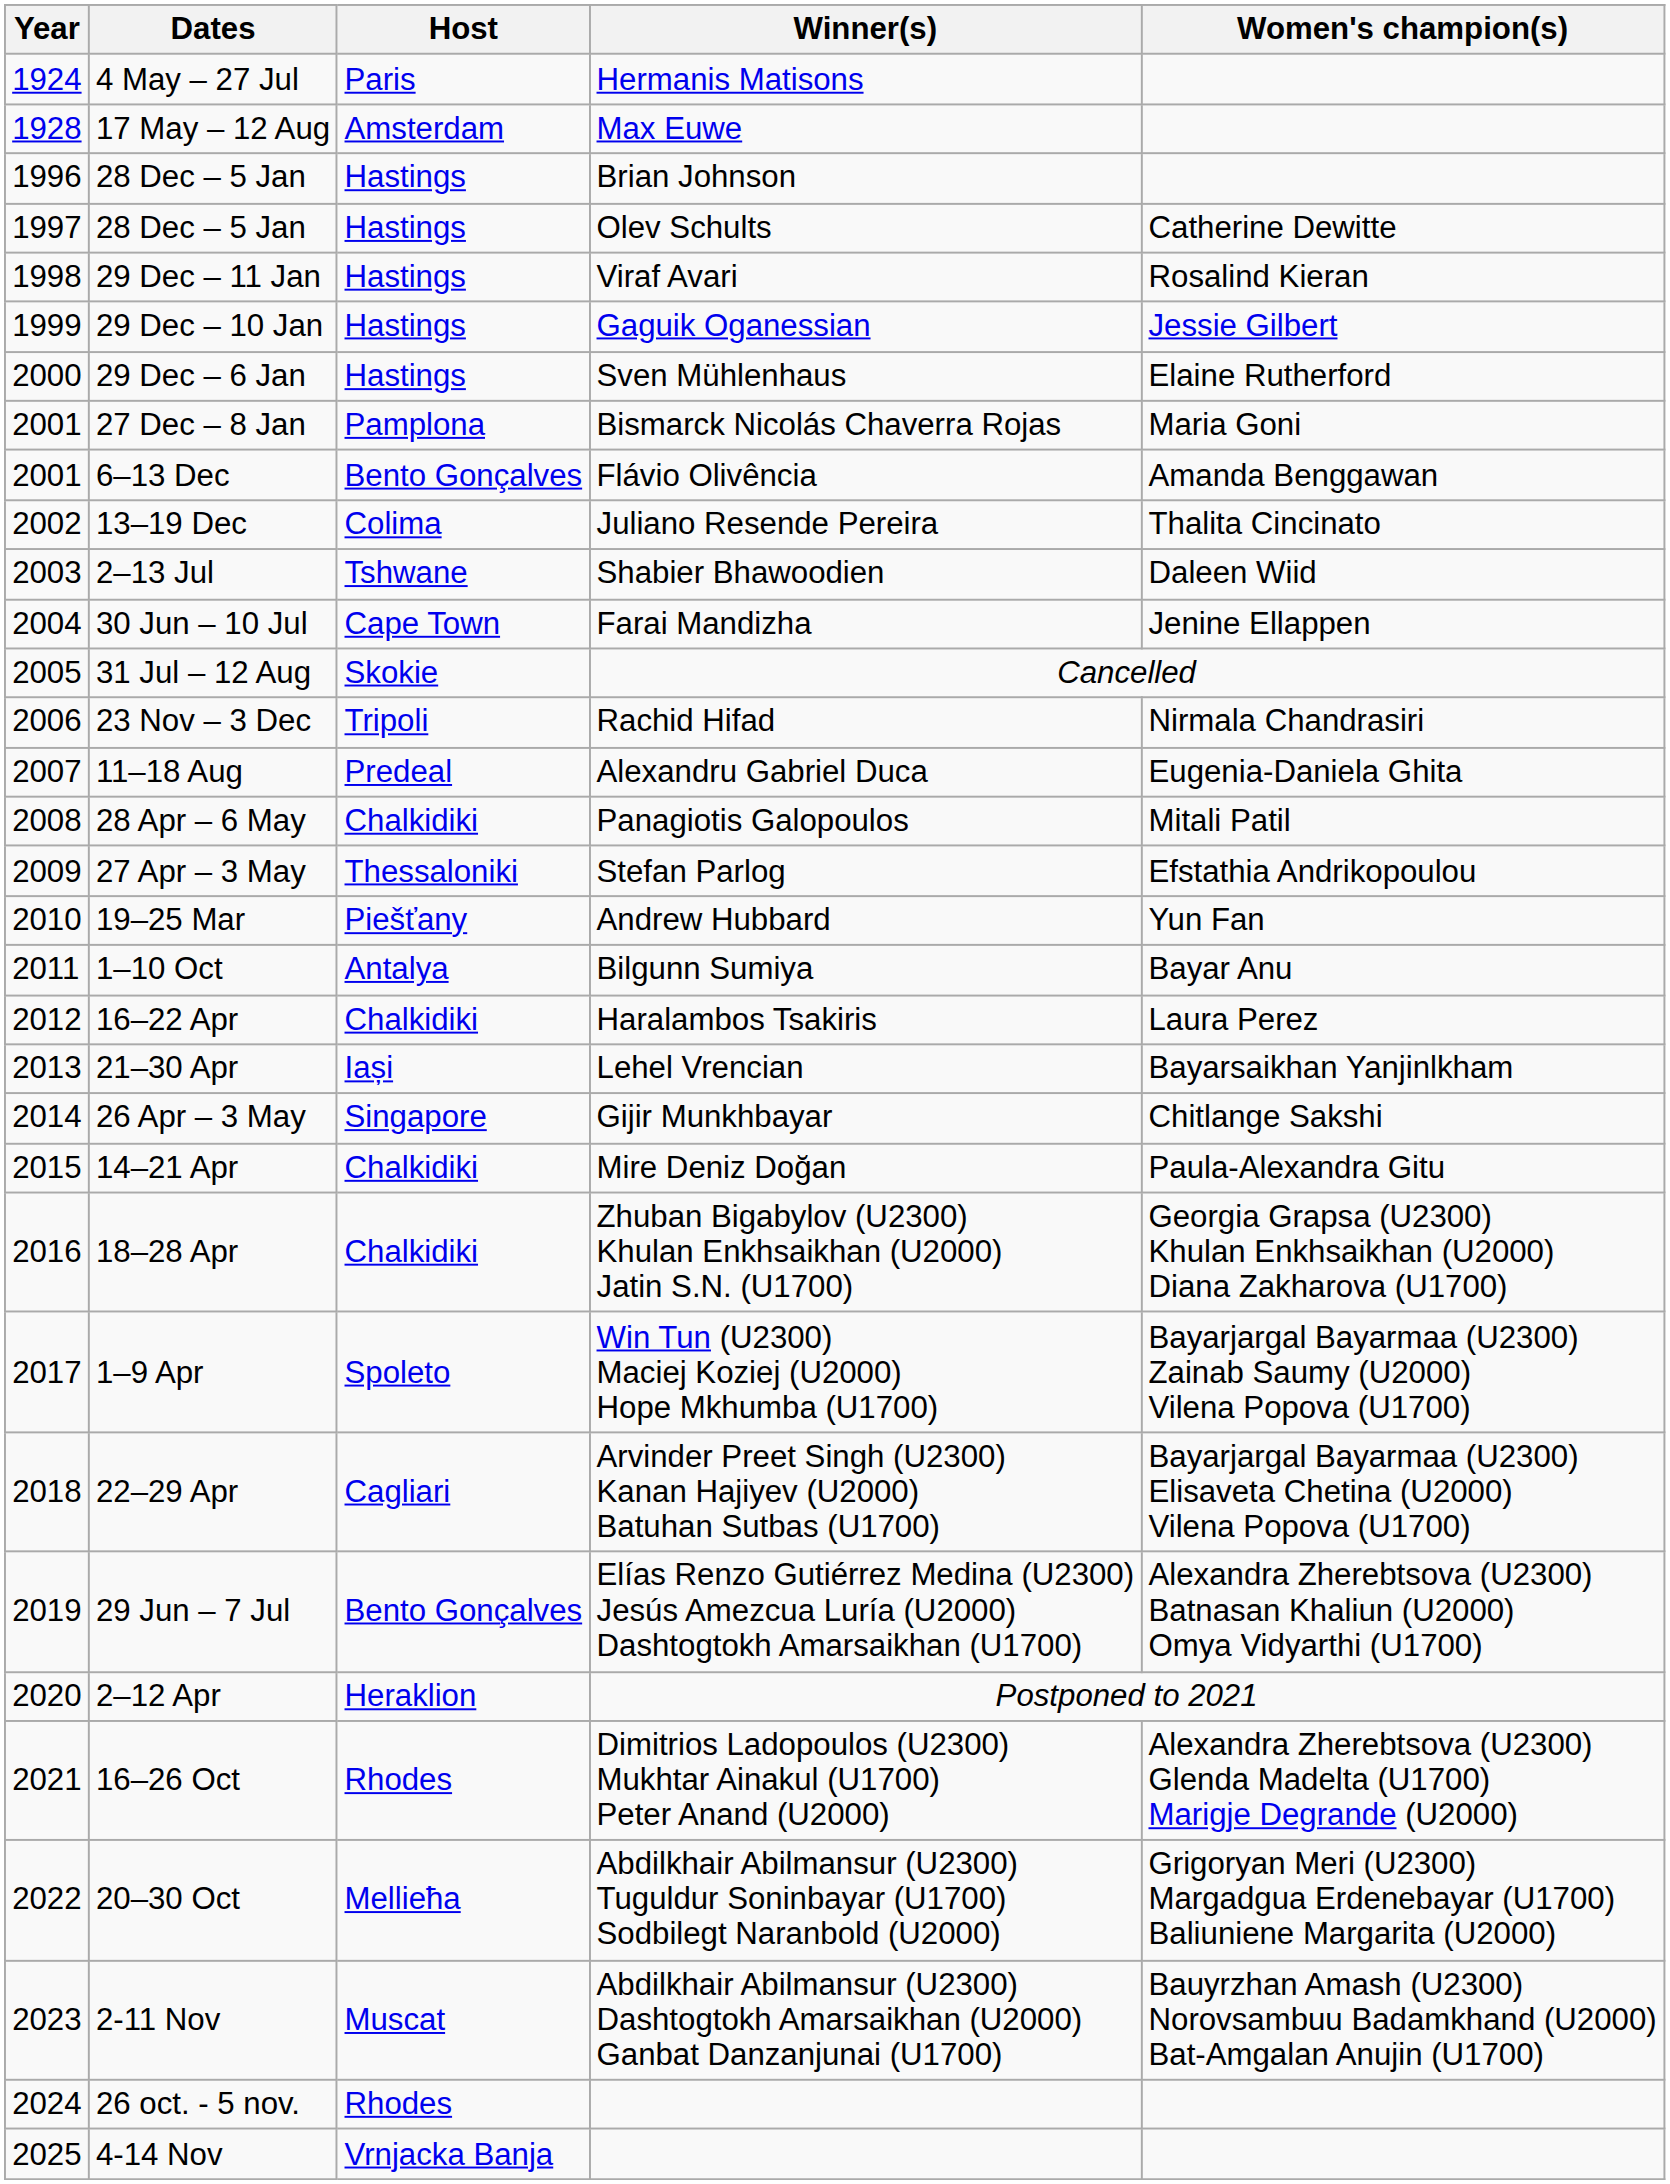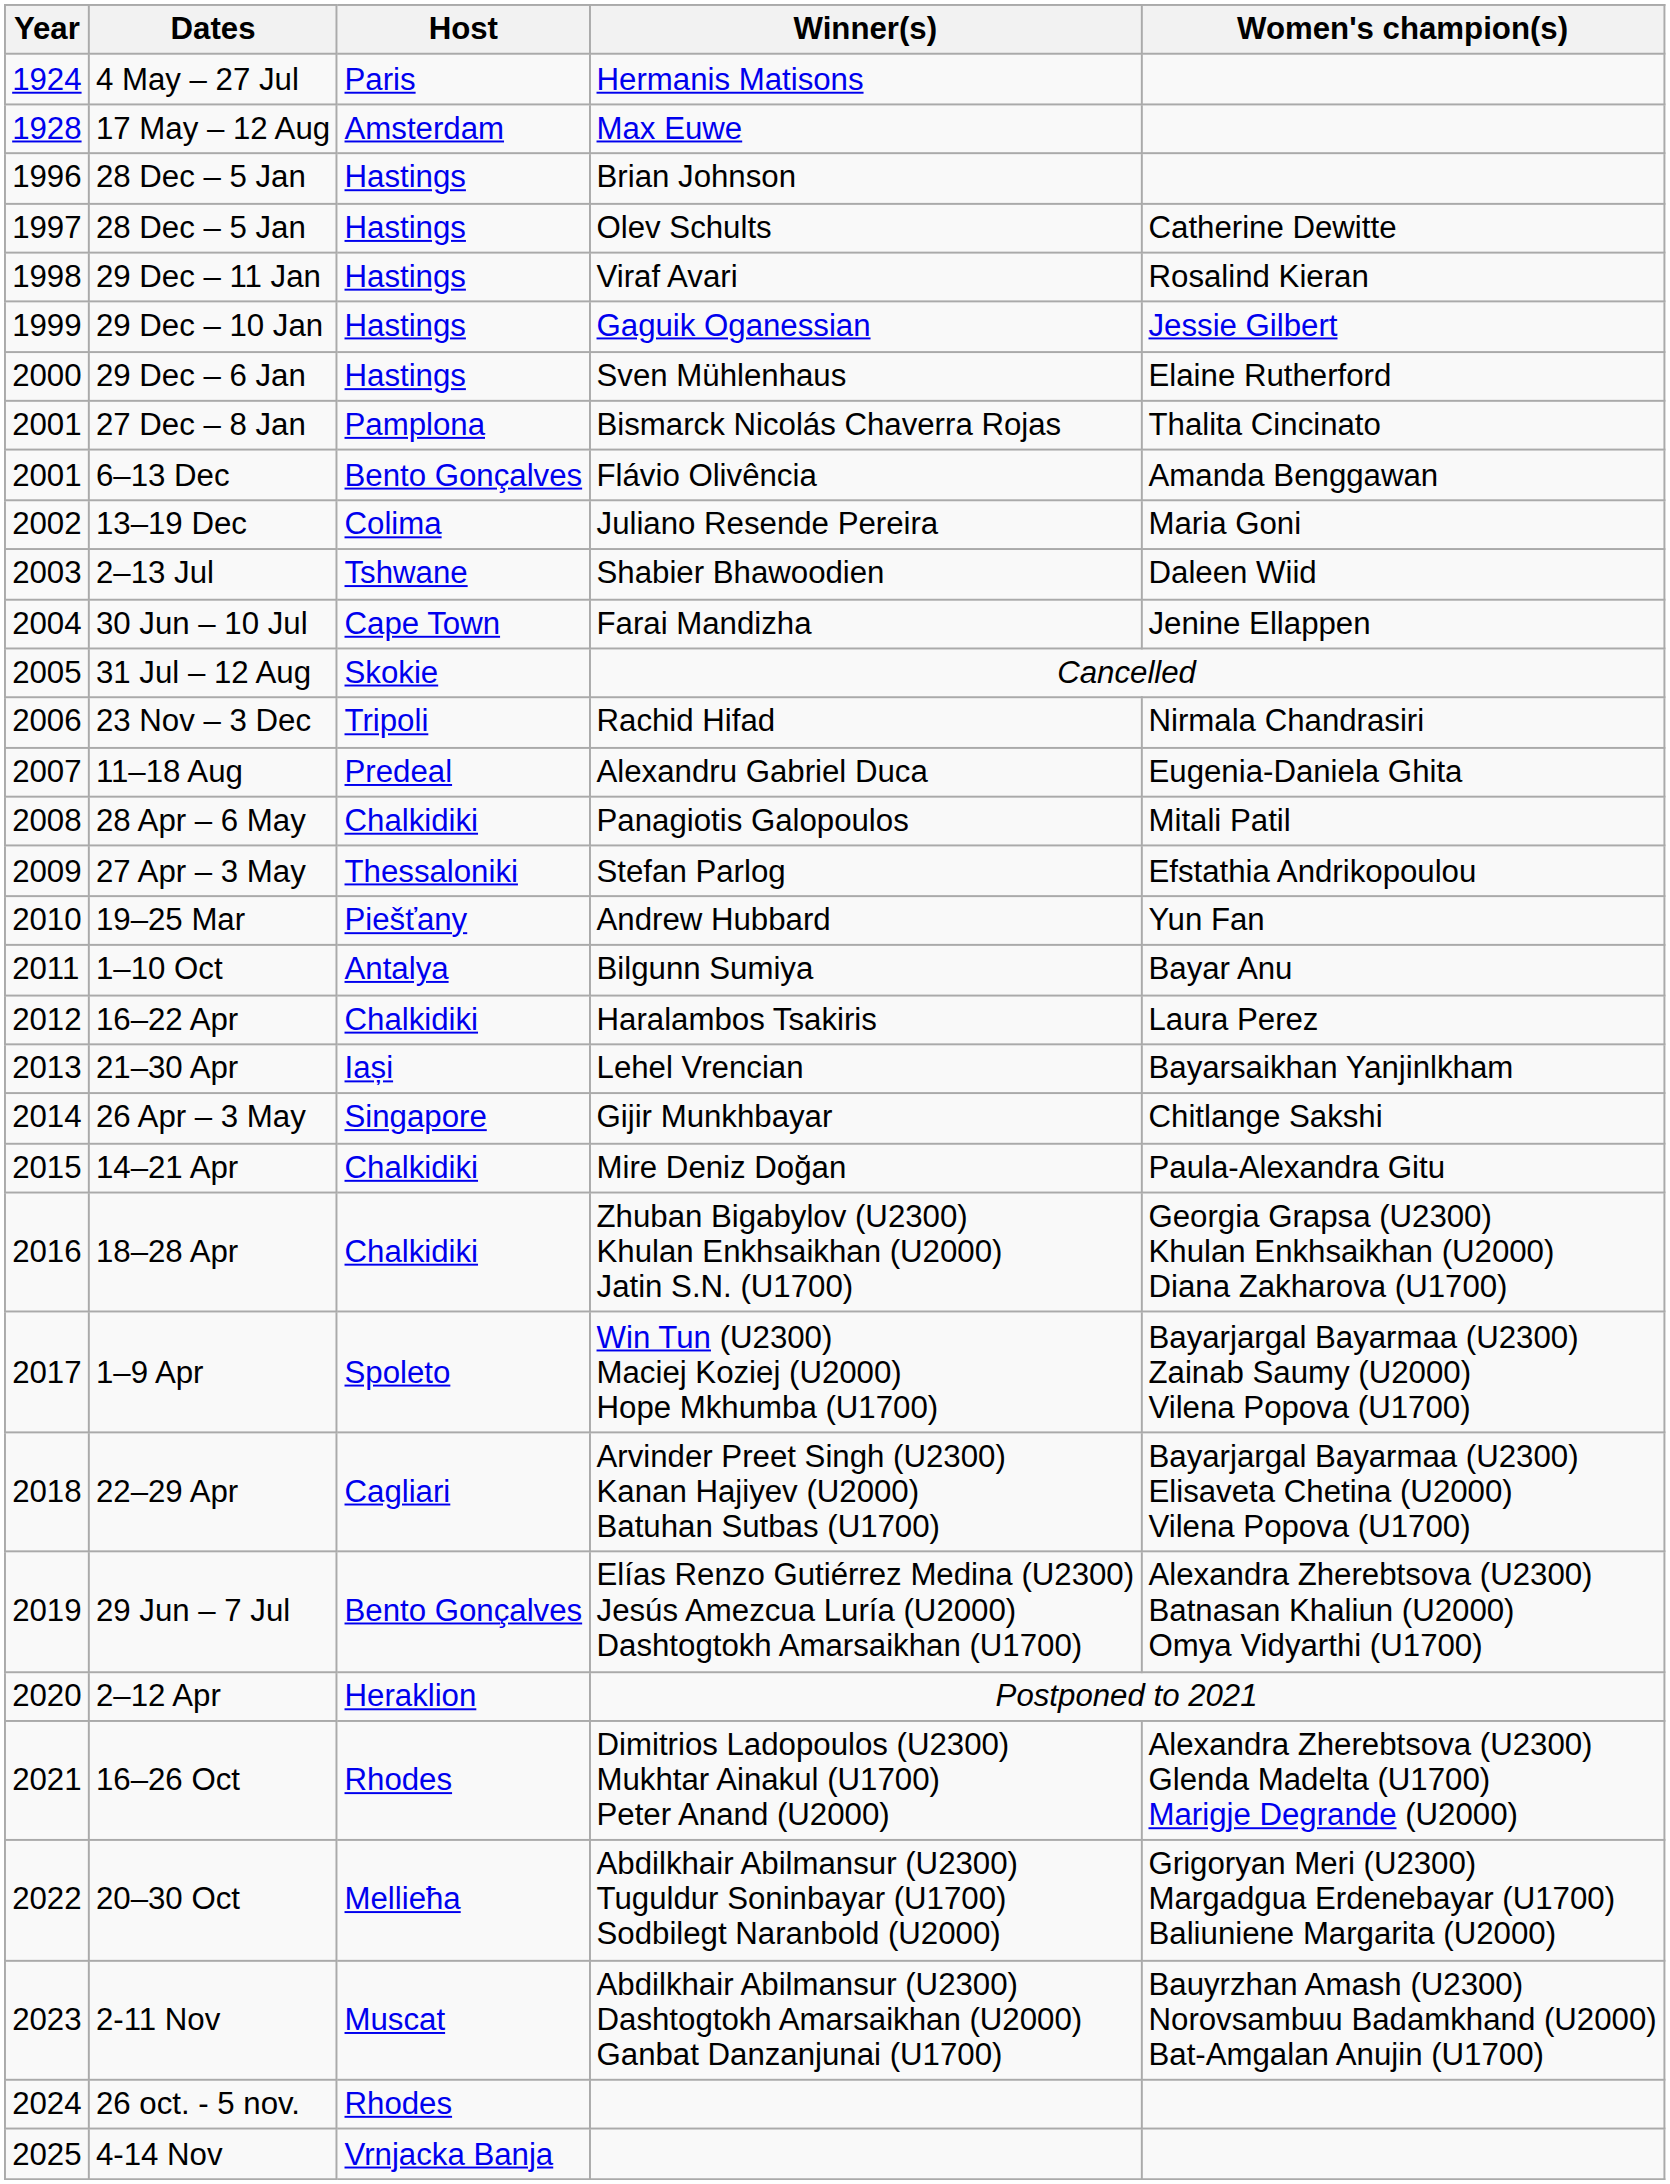(1225, 425) Maria Goni -> (1265, 425) Thalita Cincinato
(1265, 524) Thalita Cincinato -> (1225, 524) Maria Goni
